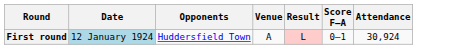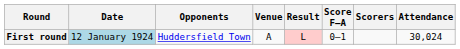+ column: (375, 17)
(383, 37) 30,924 -> (426, 37) 30,024
